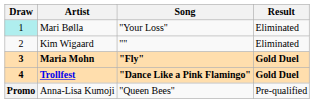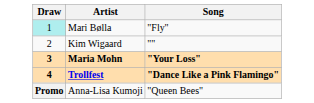- column: (281, 12)
(143, 28) "Your Loss" -> (158, 28) "Fly"
(132, 59) "Fly" -> (174, 59) "Your Loss"
